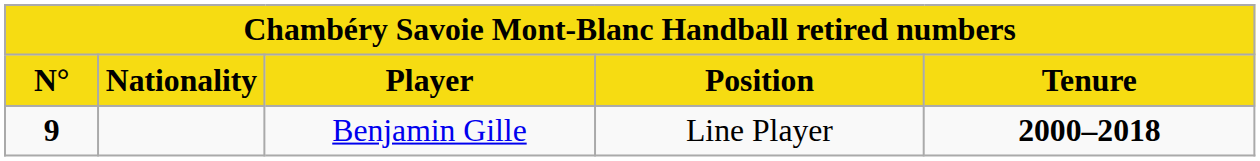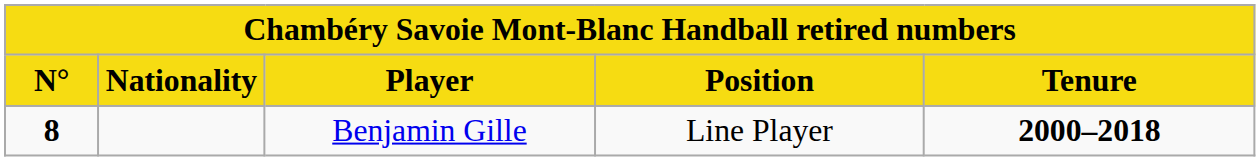(52, 130) 9 -> (52, 130) 8
